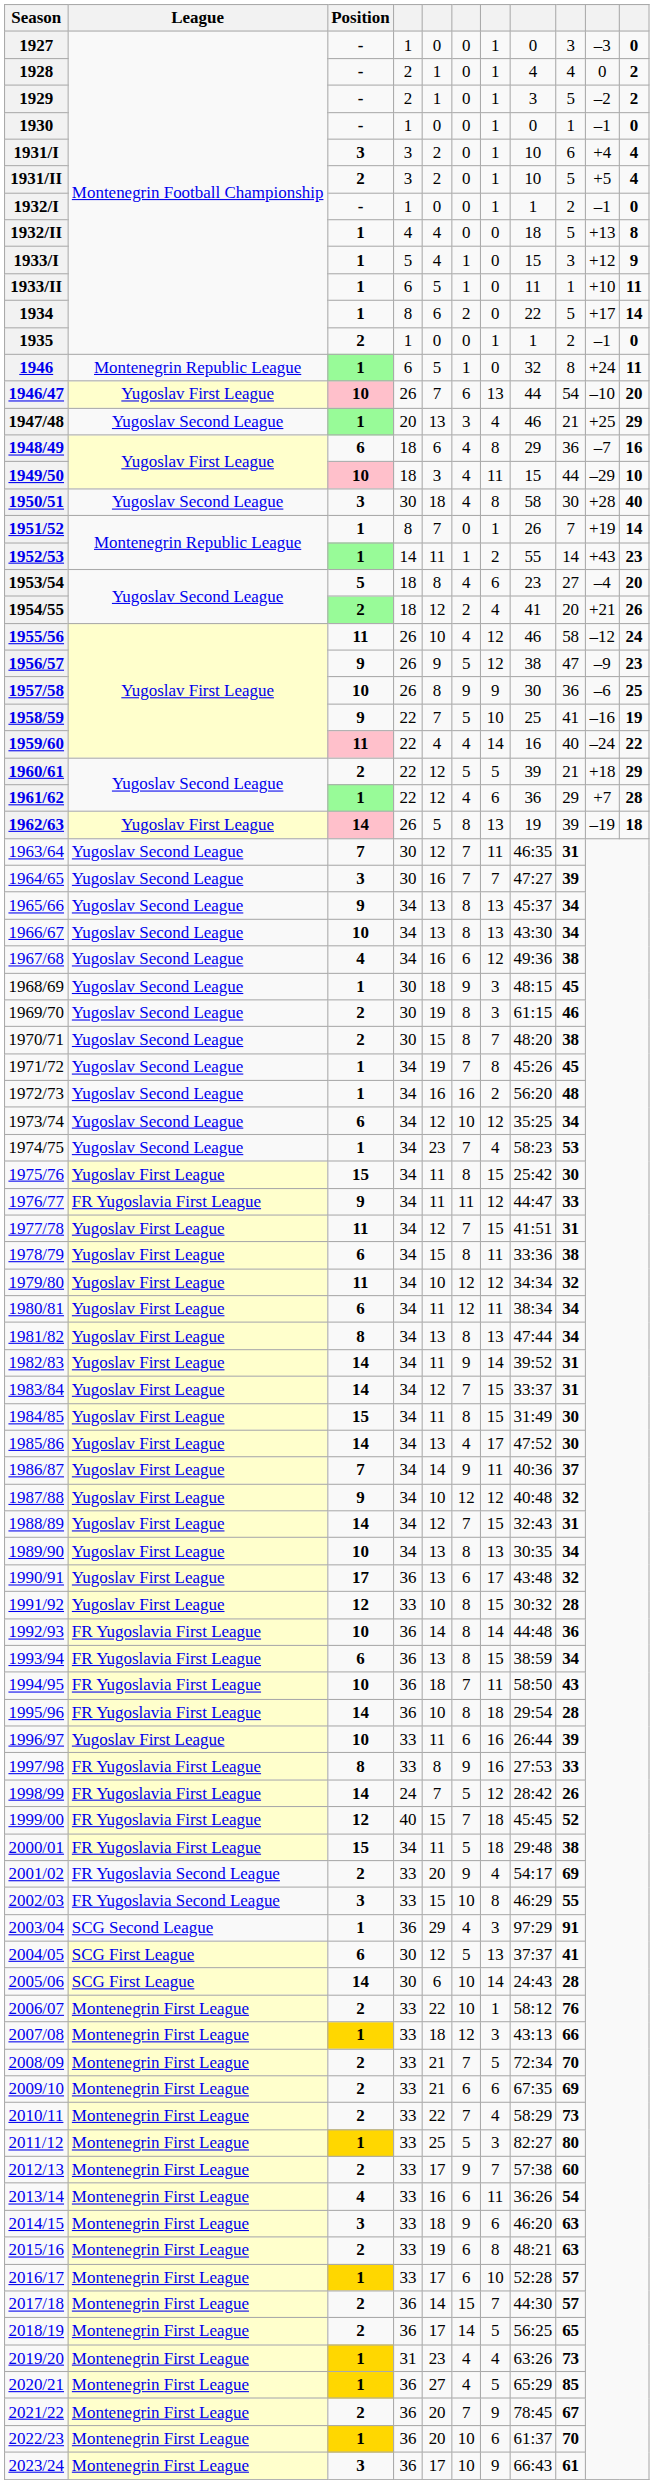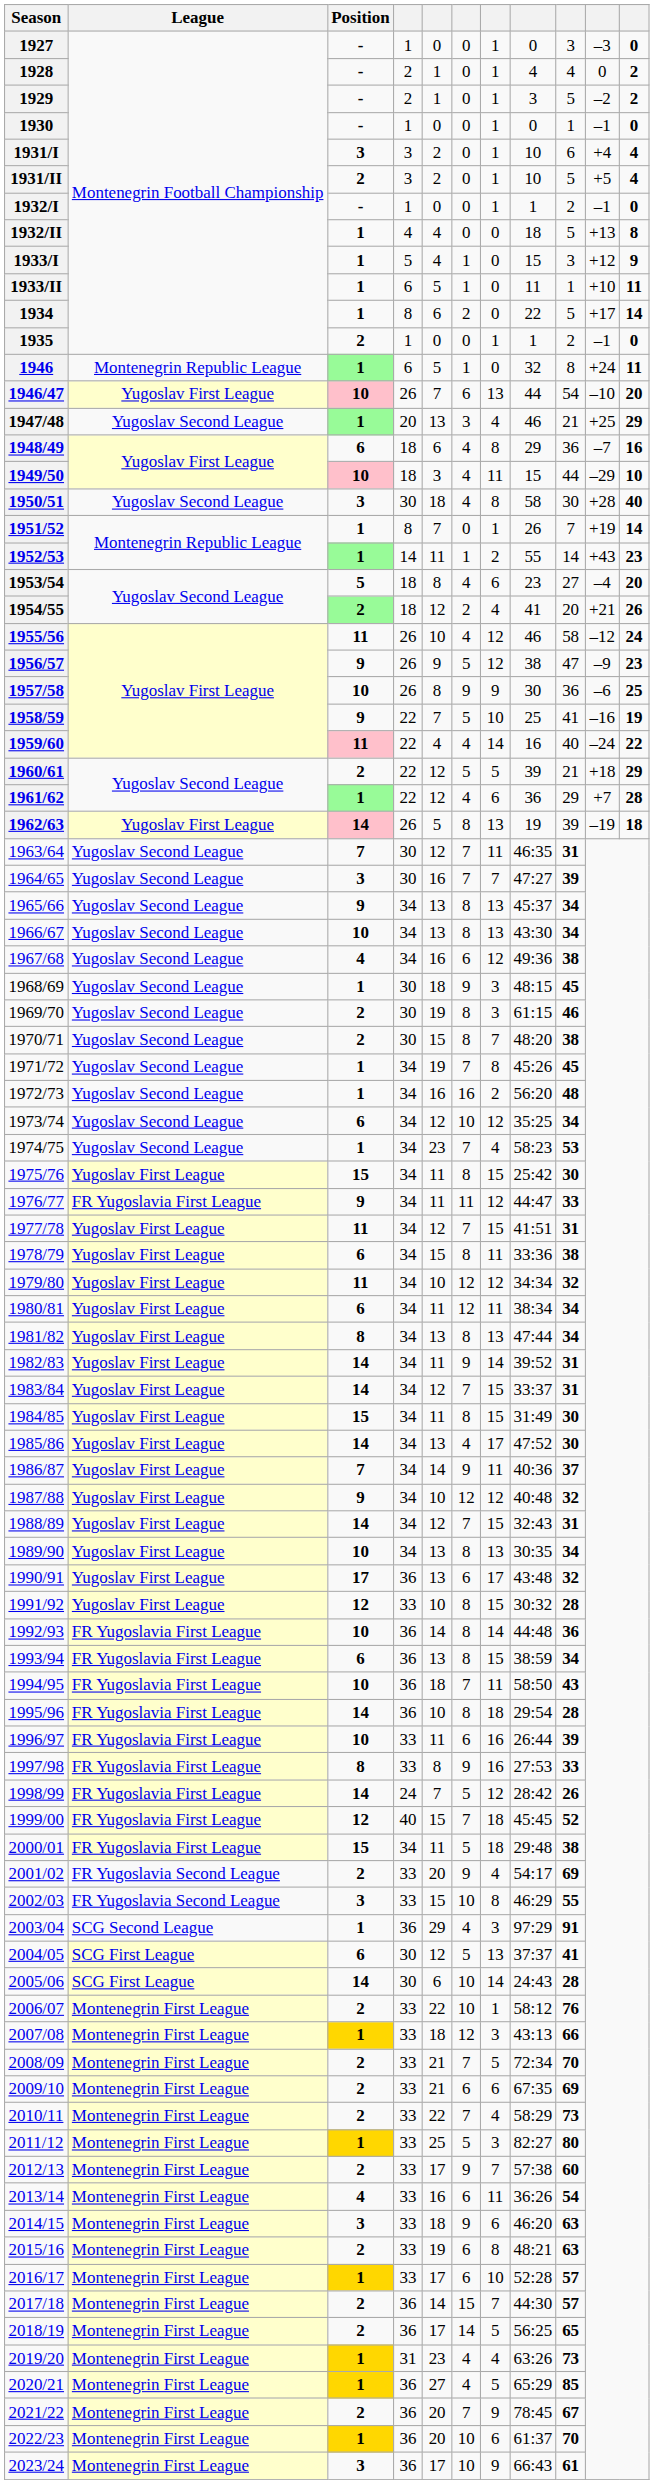(148, 1739) Yugoslav First League -> (166, 1739) FR Yugoslavia First League
